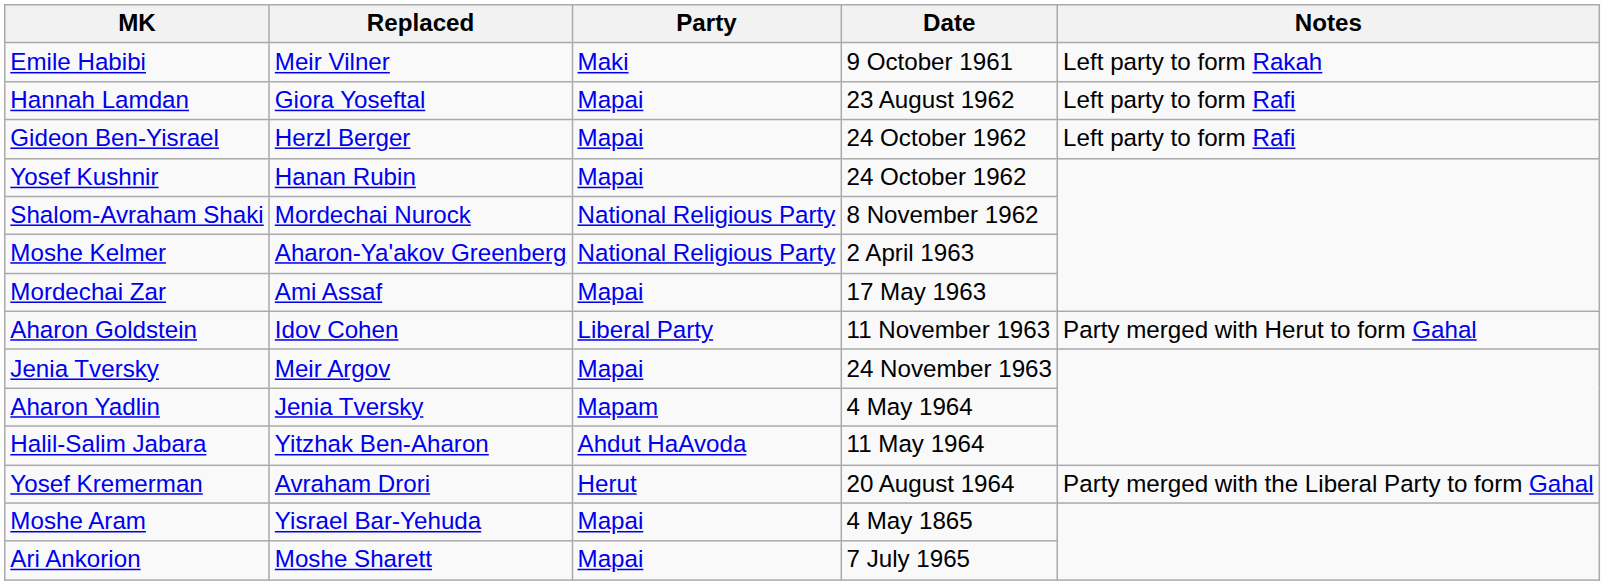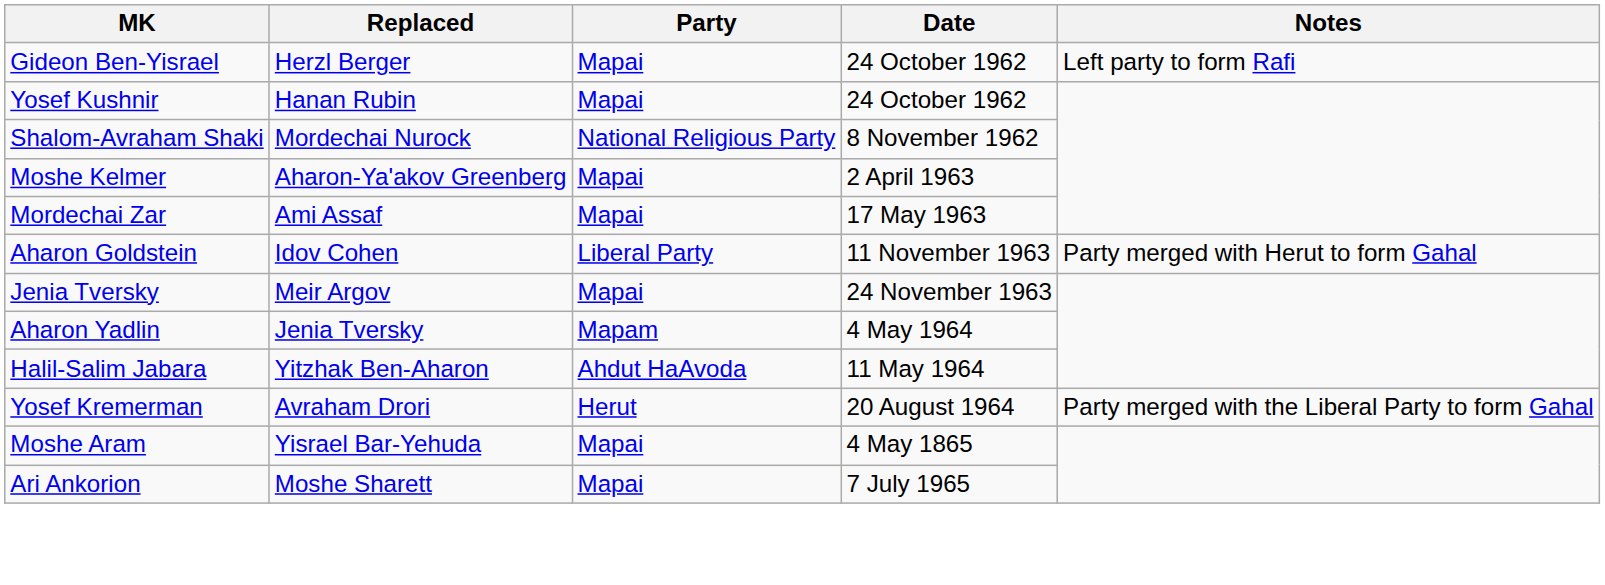- row: (78, 61)
- row: (100, 100)
(706, 253) National Religious Party -> (610, 176) Mapai
